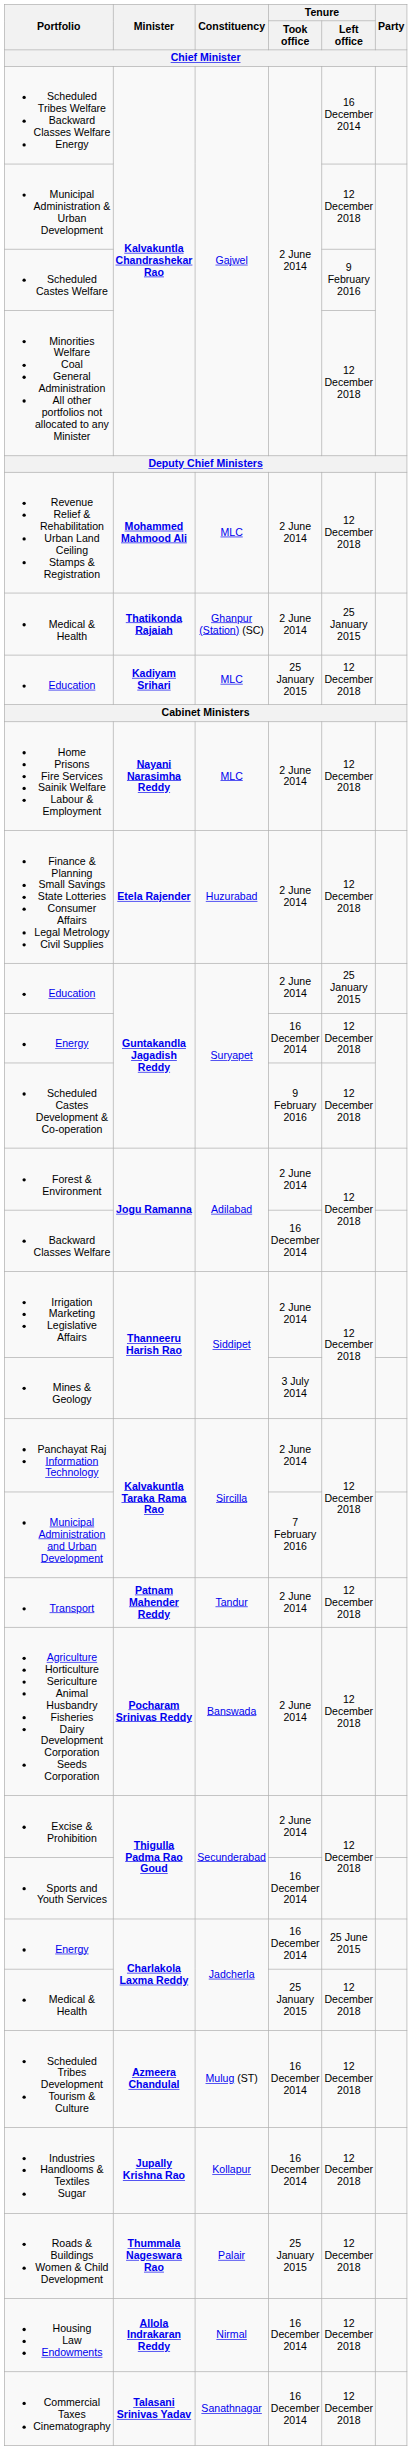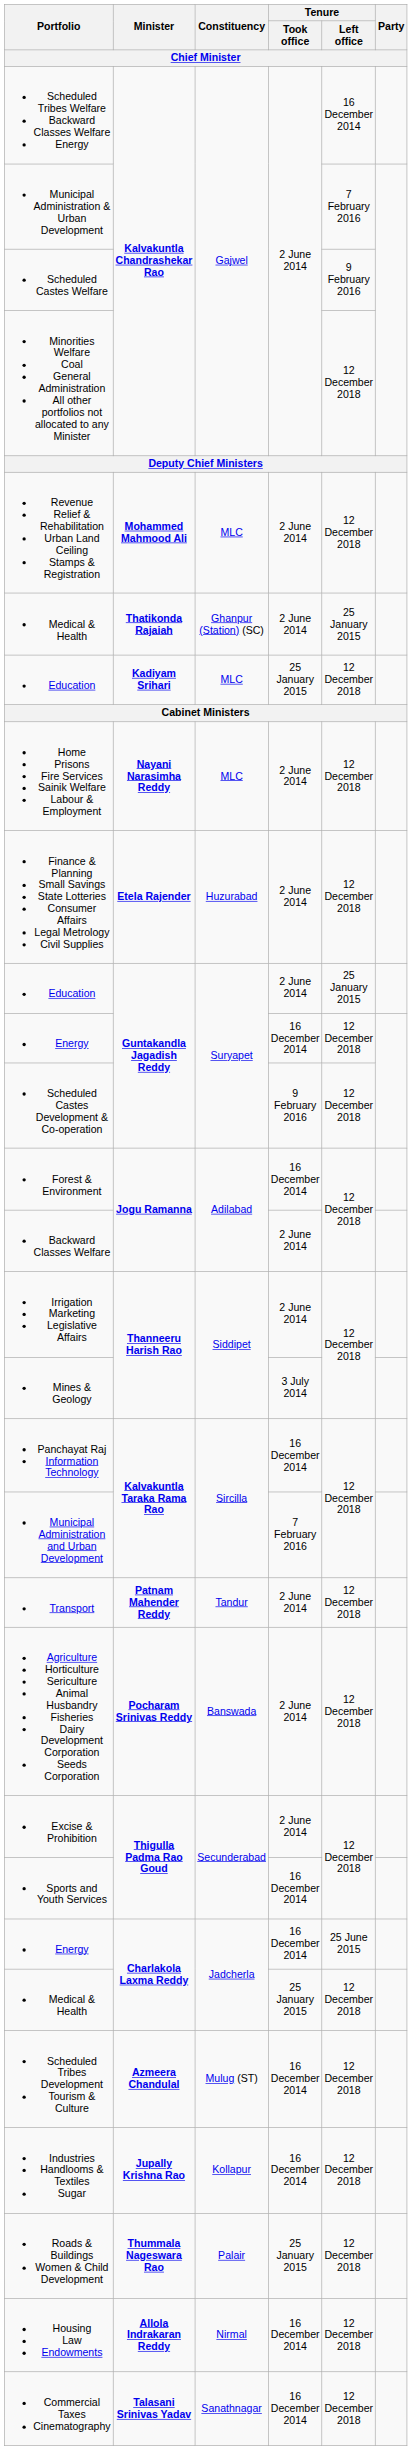(349, 206) 12 December 2018 -> (349, 206) 7 February 2016
(295, 1179) 2 June 2014 -> (295, 1179) 16 December 2014
(295, 1240) 16 December 2014 -> (295, 1240) 2 June 2014
(295, 1455) 2 June 2014 -> (295, 1455) 16 December 2014
